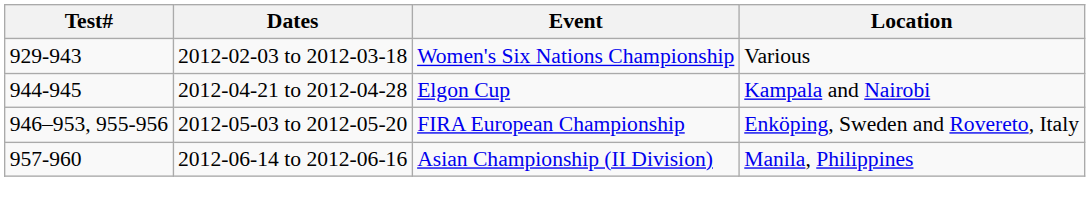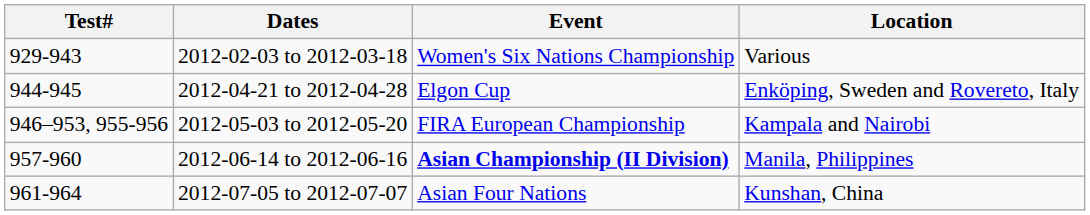(837, 90) Kampala and Nairobi -> (912, 90) Enköping, Sweden and Rovereto, Italy
(912, 124) Enköping, Sweden and Rovereto, Italy -> (837, 124) Kampala and Nairobi
(565, 158) normal -> (573, 158) bold
+ row: (293, 192)
